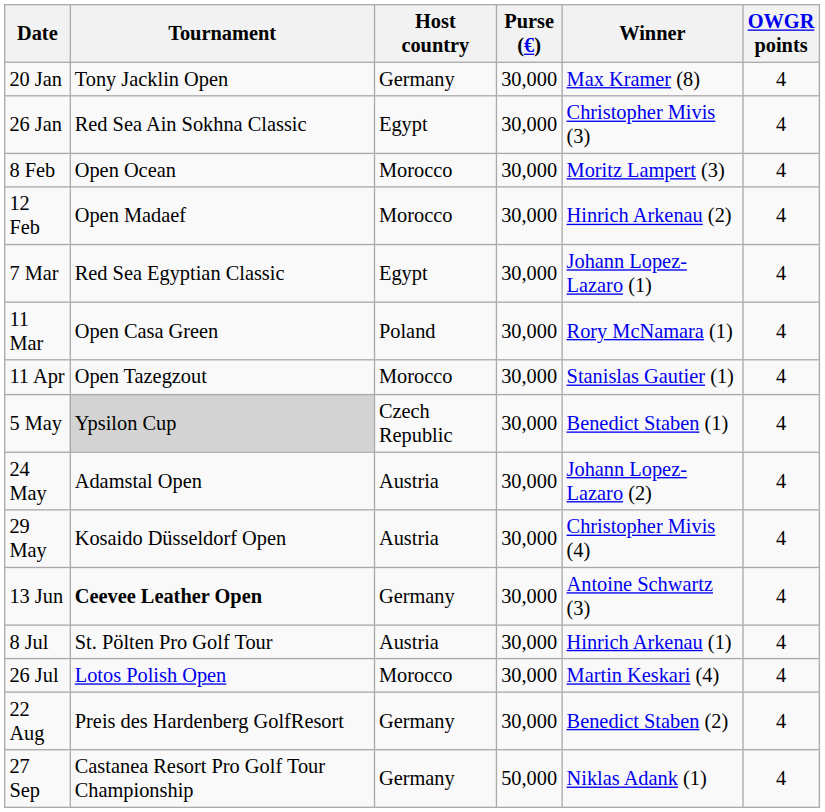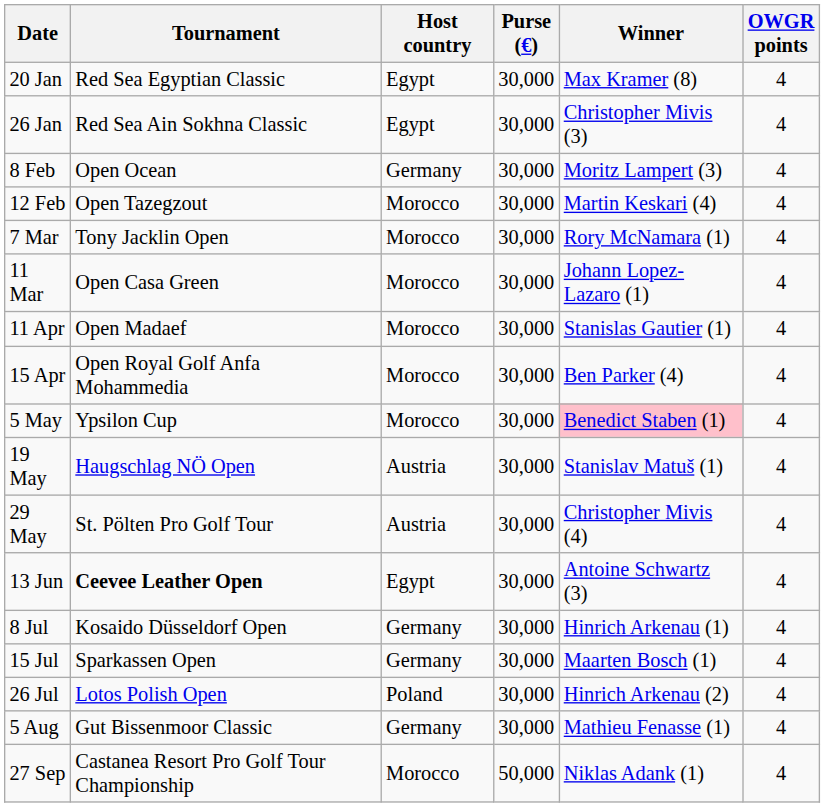(151, 79) Tony Jacklin Open -> (180, 79) Red Sea Egyptian Classic
(417, 79) Germany -> (410, 79) Egypt
(416, 170) Morocco -> (424, 170) Germany
(130, 216) Open Madaef -> (141, 204) Open Tazegzout
(649, 216) Hinrich Arkenau (2) -> (640, 204) Martin Keskari (4)
(180, 273) Red Sea Egyptian Classic -> (152, 237) Tony Jacklin Open
(403, 273) Egypt -> (423, 237) Morocco
(627, 273) Johann Lopez-Lazaro (1) -> (647, 237) Rory McNamara (1)
(407, 331) Poland -> (423, 283) Morocco
(650, 331) Rory McNamara (1) -> (624, 283) Johann Lopez-Lazaro (1)
(141, 377) Open Tazegzout -> (131, 328) Open Madaef
+ row: (37, 374)
(126, 422) lightgrey background -> (126, 420) no background
(416, 422) Czech Republic -> (423, 420) Morocco
(647, 422) no background -> (645, 420) pink background
+ row: (28, 465)
- row: (28, 480)
(180, 538) Kosaido Düsseldorf Open -> (174, 523) St. Pölten Pro Golf Tour
(417, 595) Germany -> (410, 581) Egypt
(174, 641) St. Pölten Pro Golf Tour -> (181, 626) Kosaido Düsseldorf Open
(409, 641) Austria -> (424, 626) Germany
+ row: (34, 660)
(416, 675) Morocco -> (414, 694) Poland
(643, 675) Martin Keskari (4) -> (646, 694) Hinrich Arkenau (2)
+ row: (34, 727)
- row: (27, 720)
(417, 778) Germany -> (423, 773) Morocco
